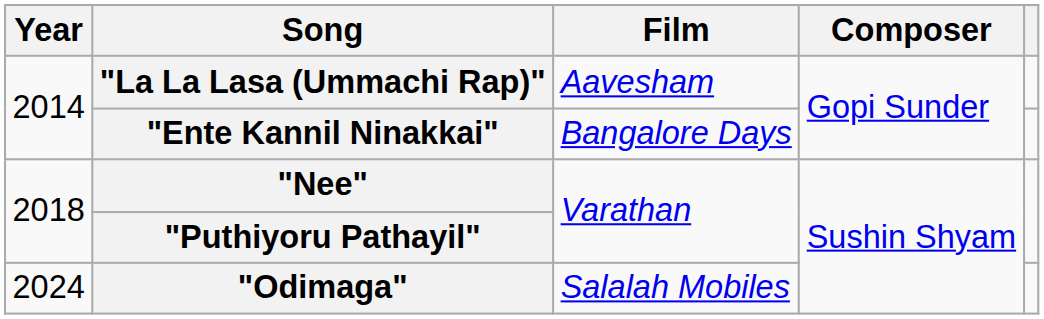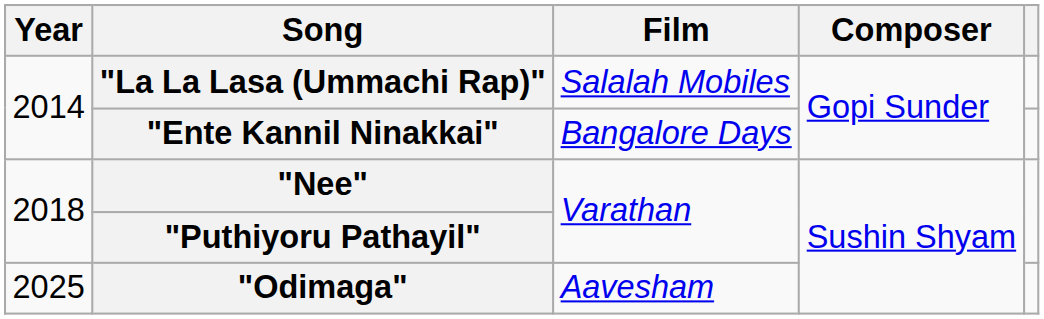(637, 81) Aavesham -> (675, 81) Salalah Mobiles
(49, 287) 2024 -> (49, 287) 2025
(675, 287) Salalah Mobiles -> (637, 287) Aavesham
